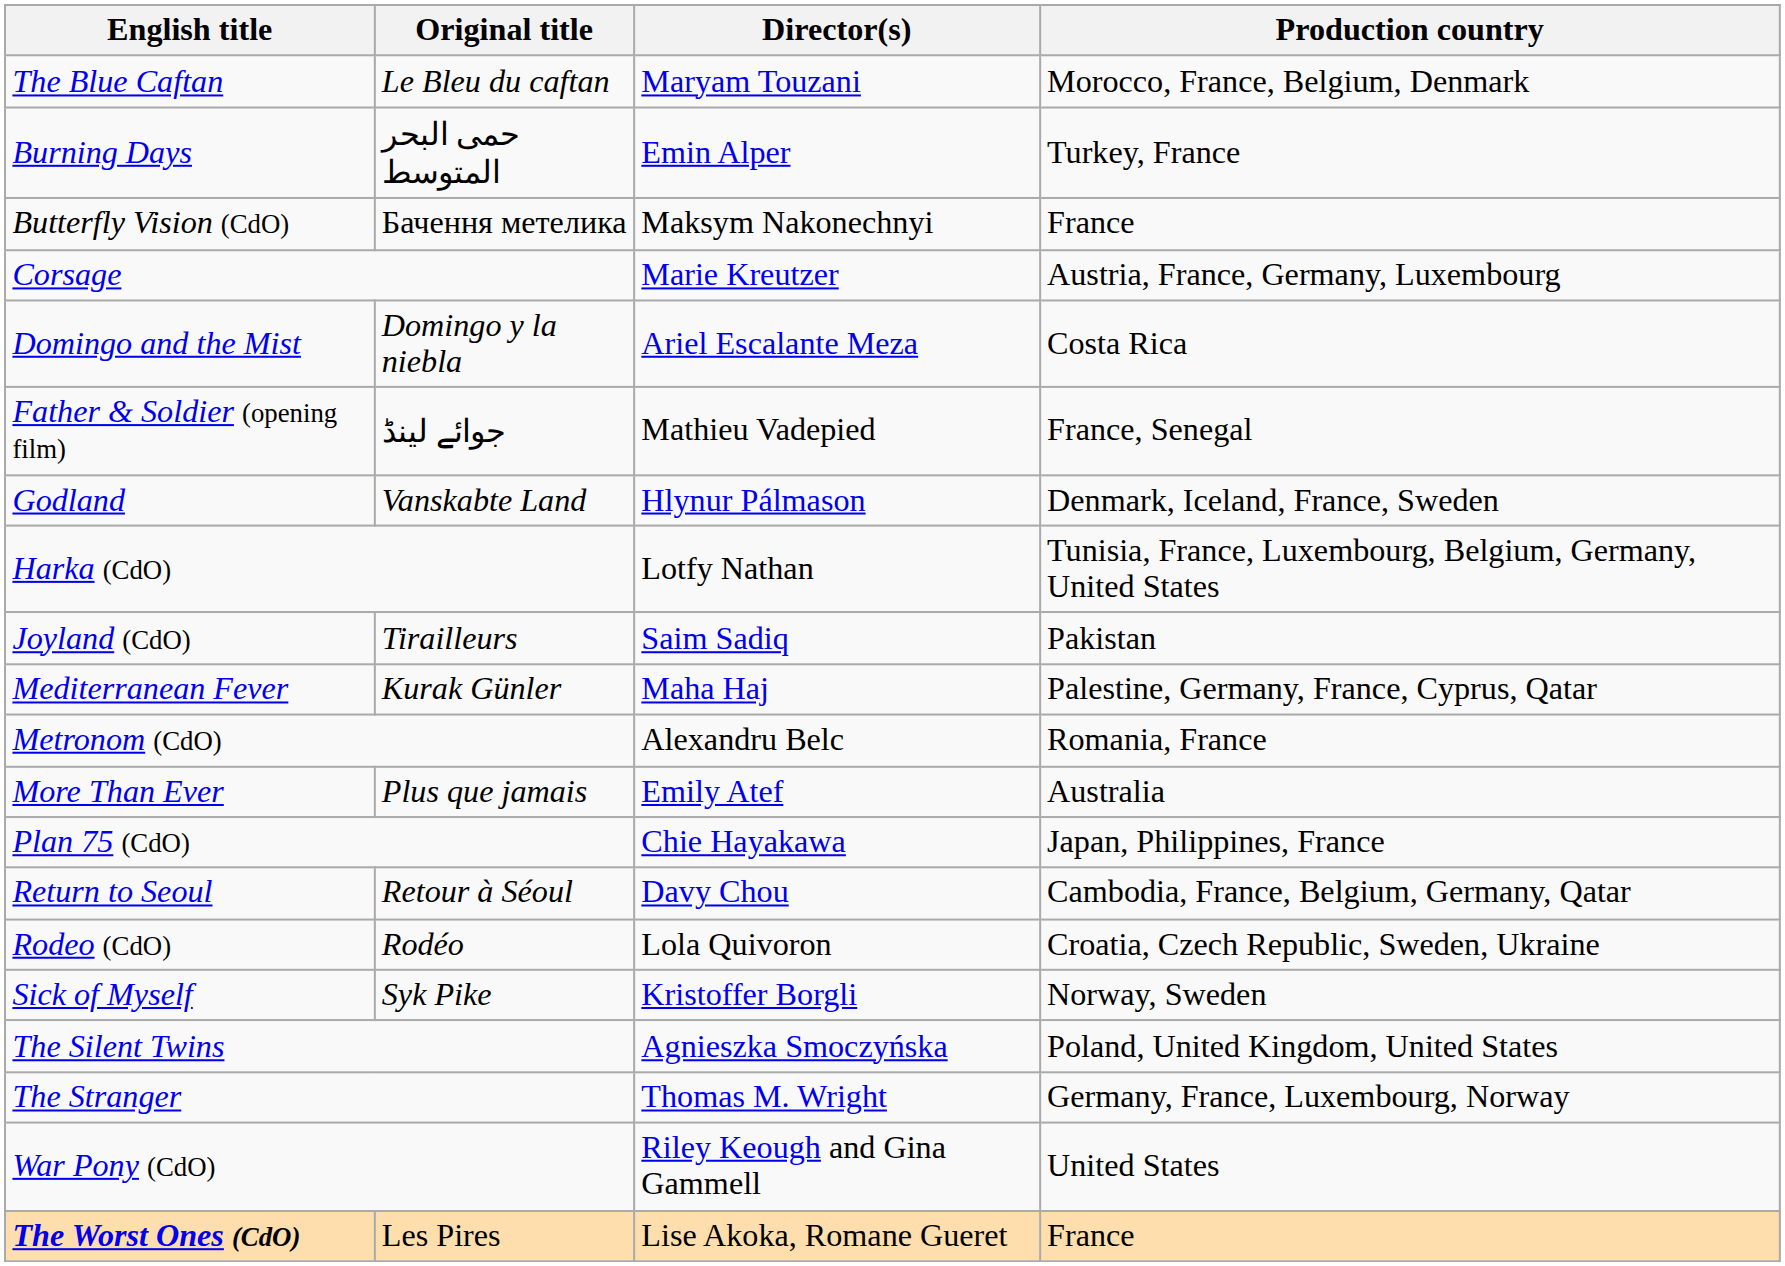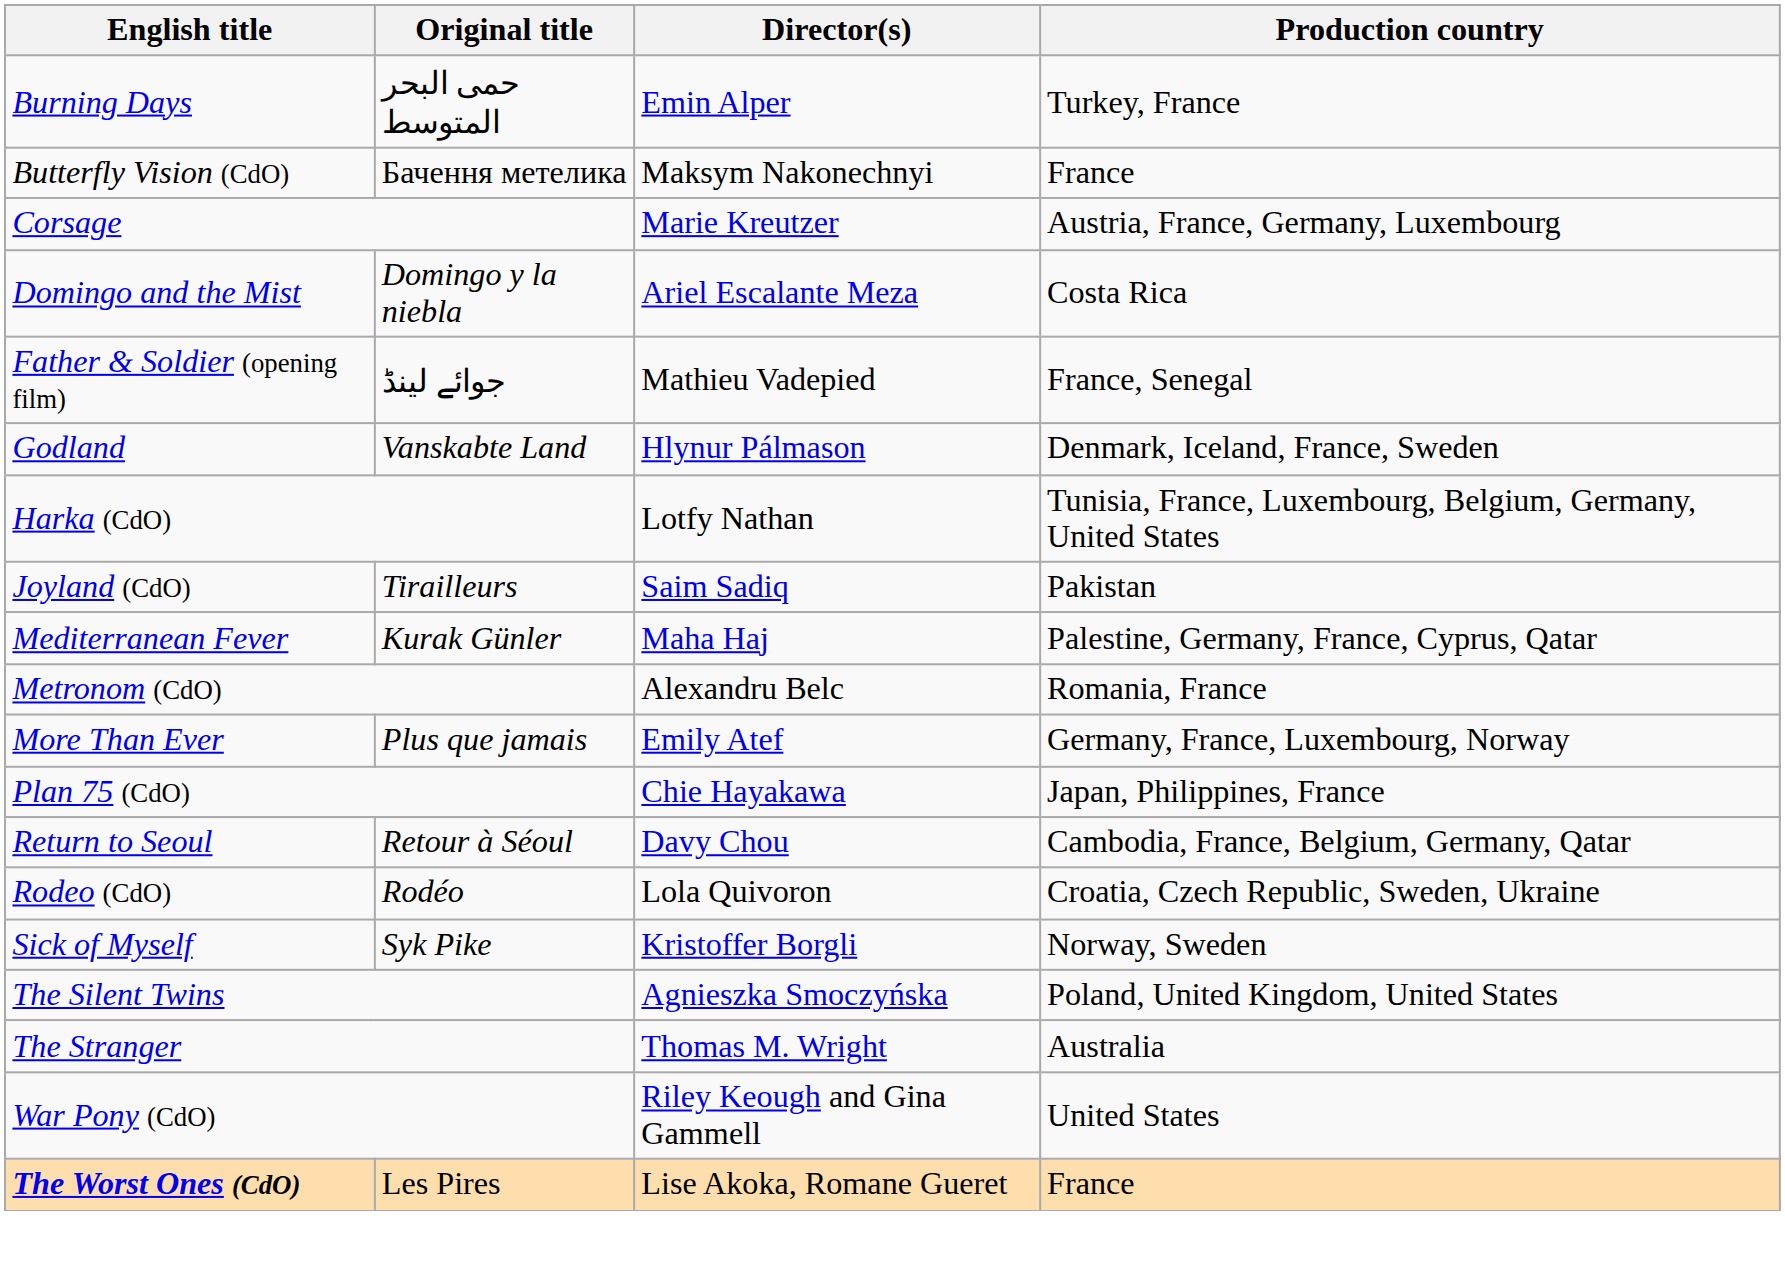- row: (118, 81)
(1106, 790) Australia -> (1308, 739) Germany, France, Luxembourg, Norway
(1308, 1096) Germany, France, Luxembourg, Norway -> (1106, 1045) Australia
